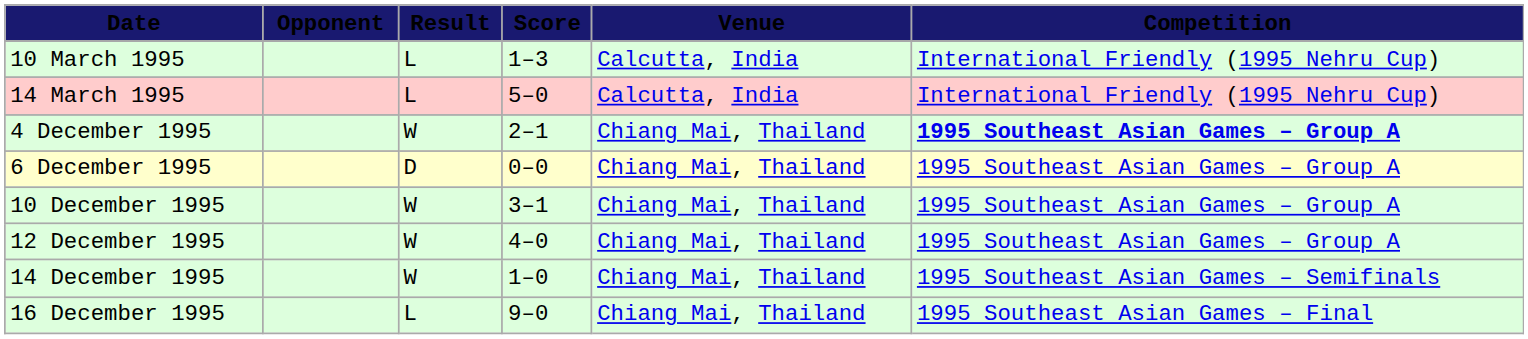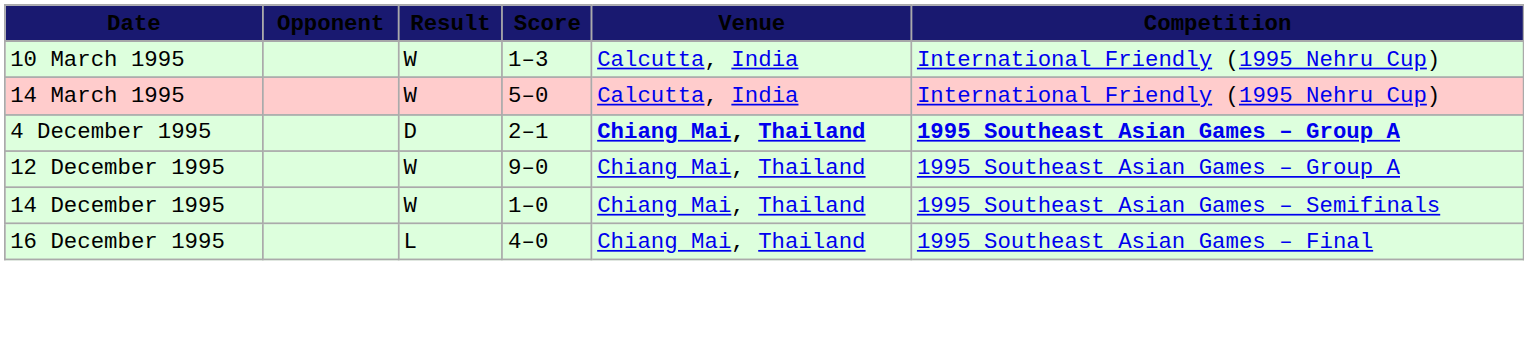(410, 60) L -> (410, 60) W
(410, 96) L -> (410, 96) W
(410, 132) W -> (410, 132) D
(731, 132) normal -> (731, 132) bold
- row: (111, 169)
- row: (118, 205)
(528, 242) 4–0 -> (528, 169) 9–0
(528, 315) 9–0 -> (528, 242) 4–0
